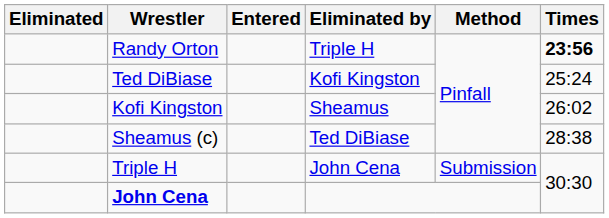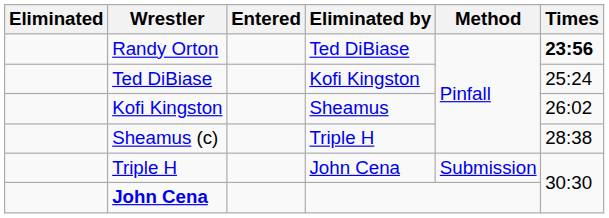(342, 49) Triple H -> (359, 49) Ted DiBiase
(359, 138) Ted DiBiase -> (342, 138) Triple H
